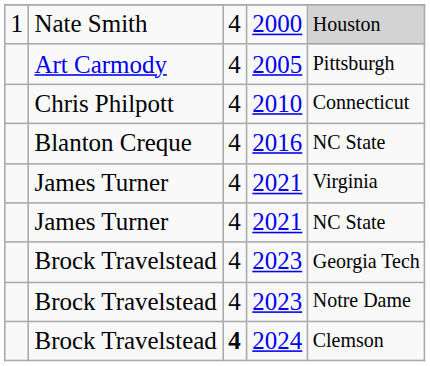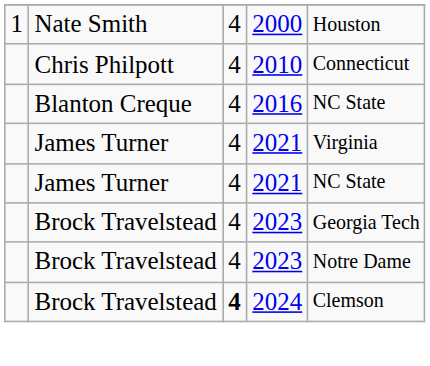(347, 24) lightgrey background -> (347, 24) no background
- row: (101, 63)
